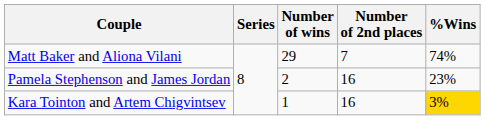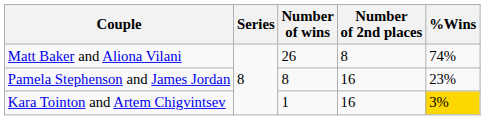(289, 56) 29 -> (289, 56) 26
(344, 56) 7 -> (344, 56) 8
(285, 79) 2 -> (285, 79) 8
